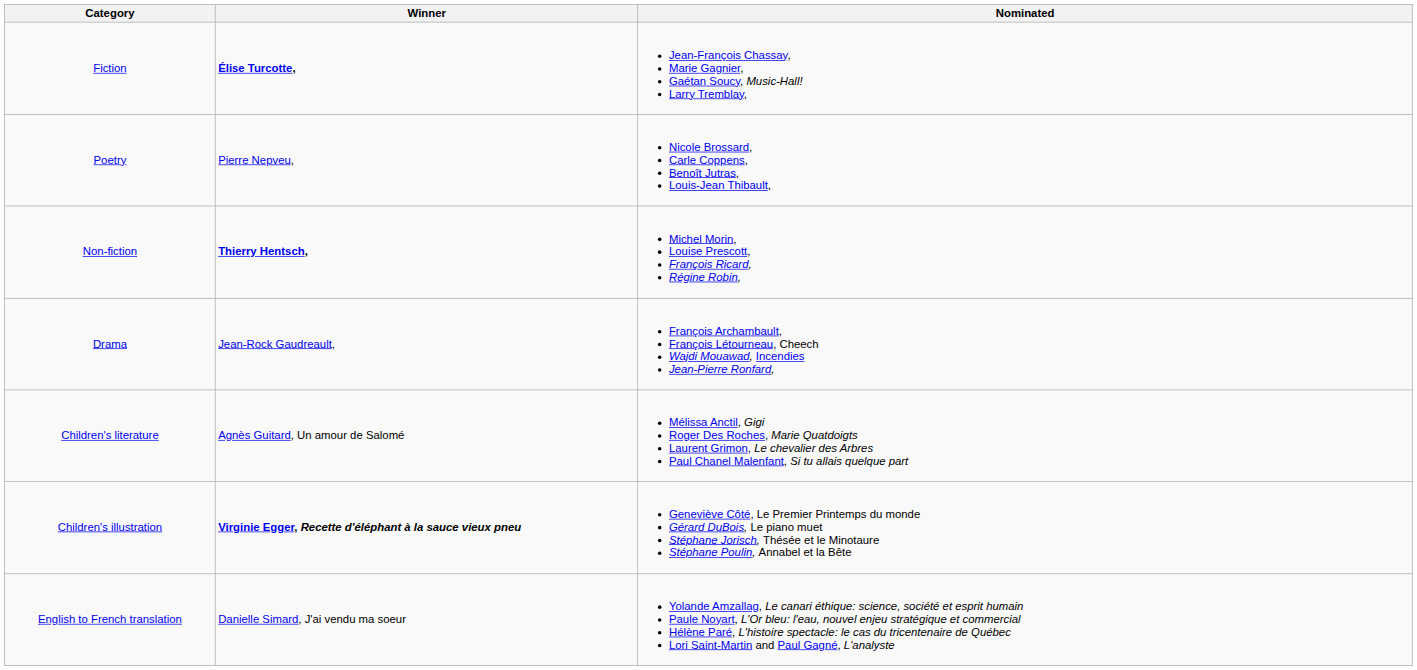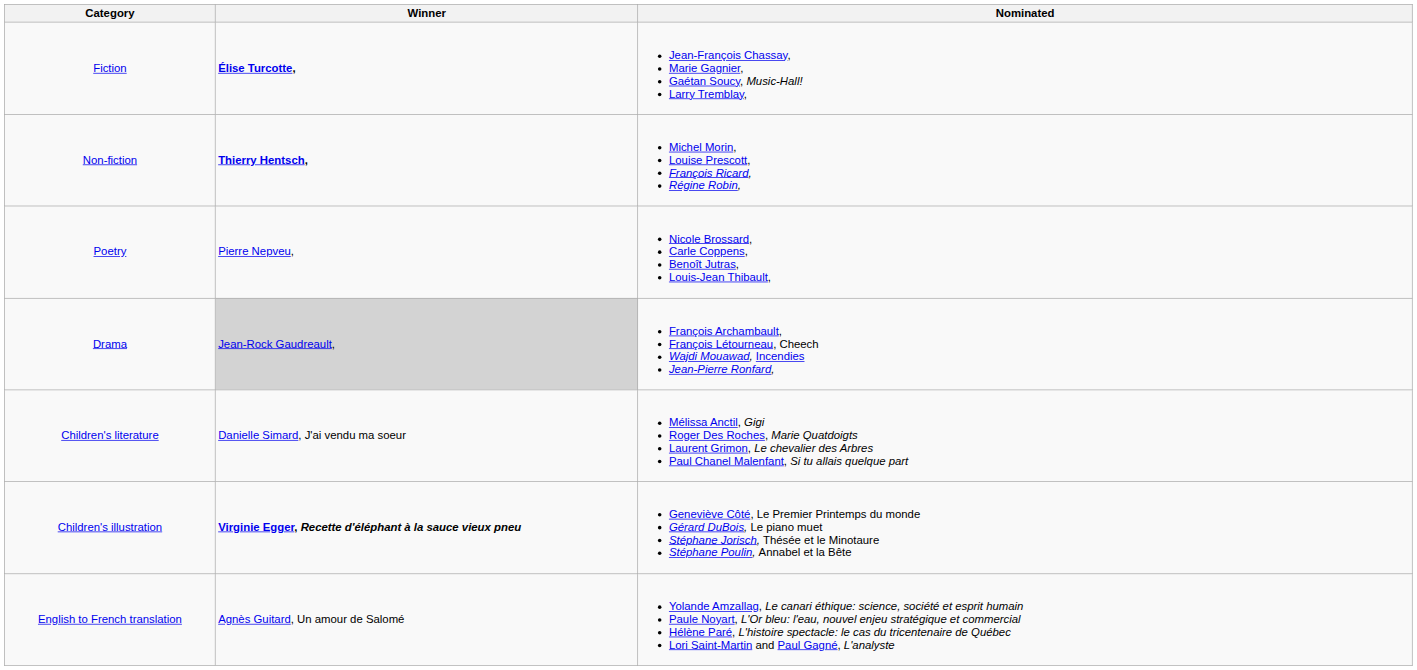rows swapped: (110, 252) <-> (110, 160)
(277, 344) no background -> (277, 344) lightgrey background
(311, 435) Agnès Guitard, Un amour de Salomé -> (312, 435) Danielle Simard, J'ai vendu ma soeur
(312, 619) Danielle Simard, J'ai vendu ma soeur -> (311, 619) Agnès Guitard, Un amour de Salomé
